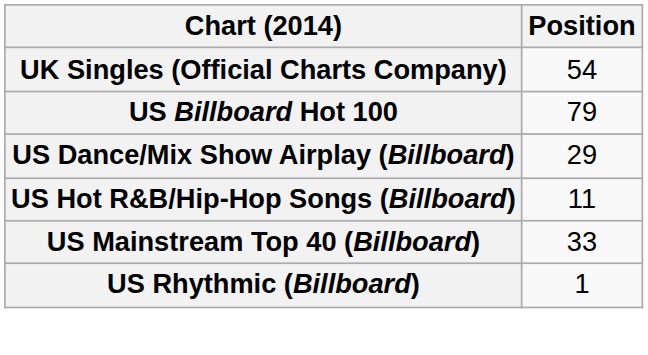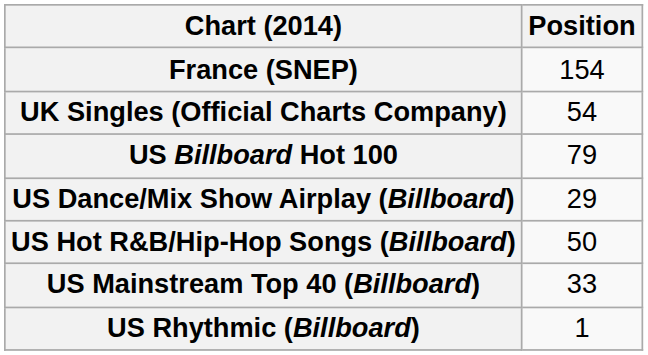+ row: (263, 69)
(582, 198) 11 -> (582, 241) 50
